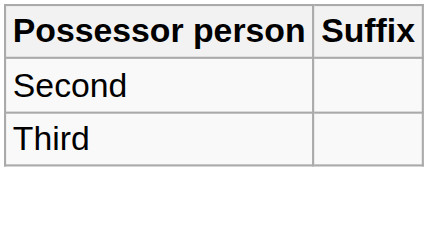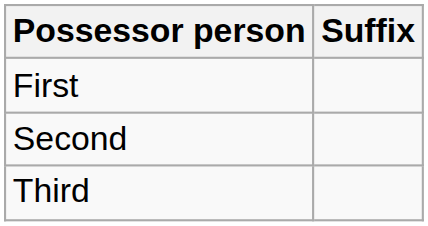+ row: (46, 84)
